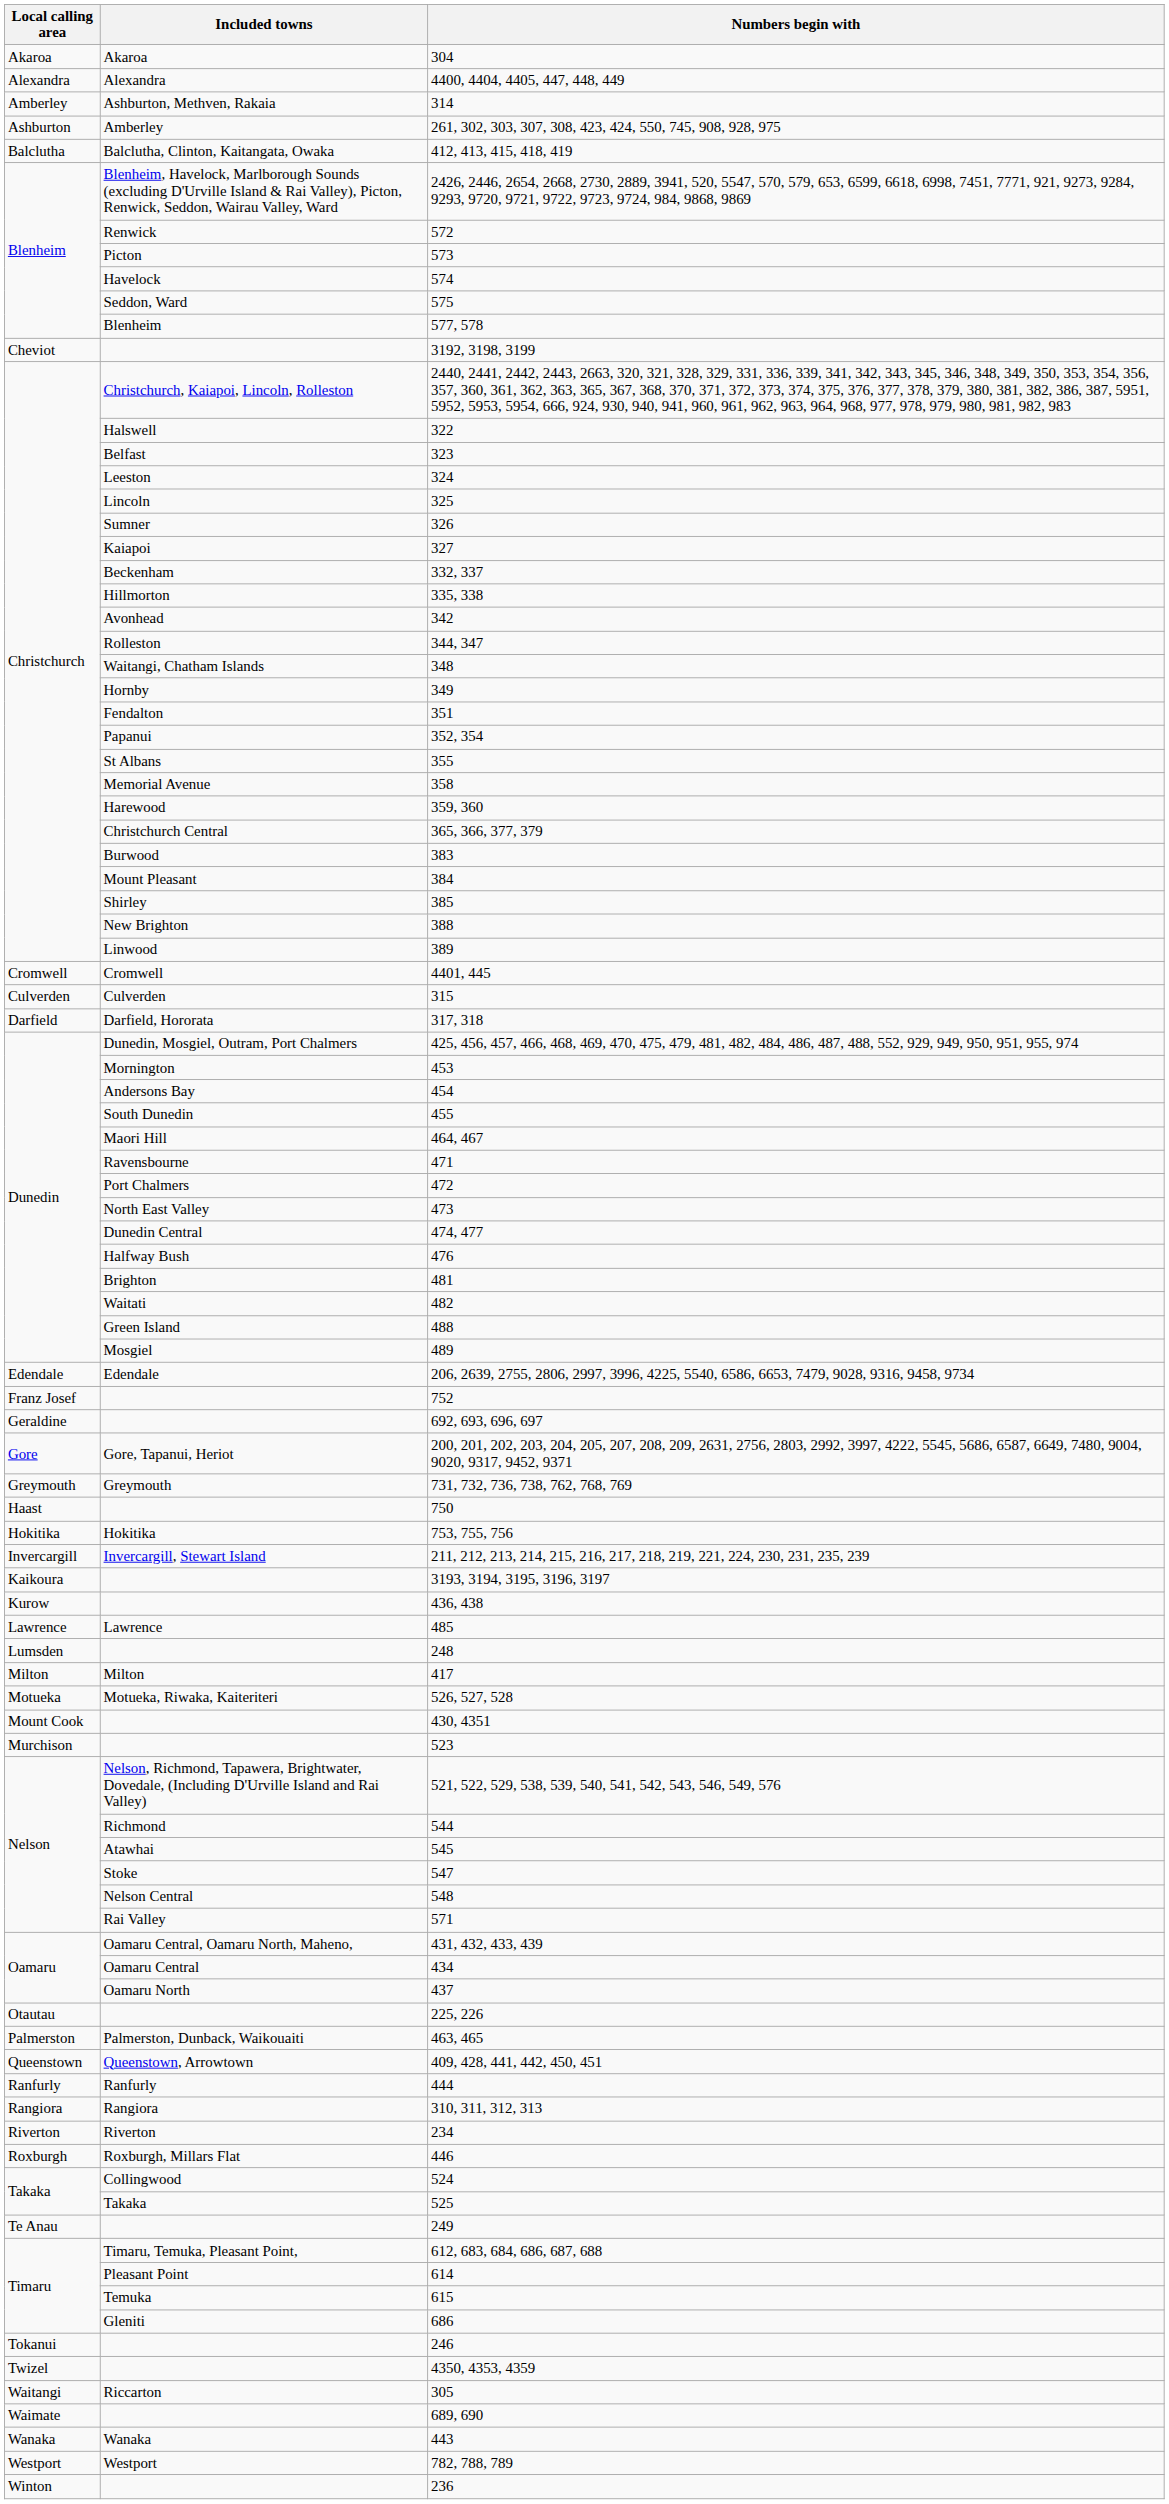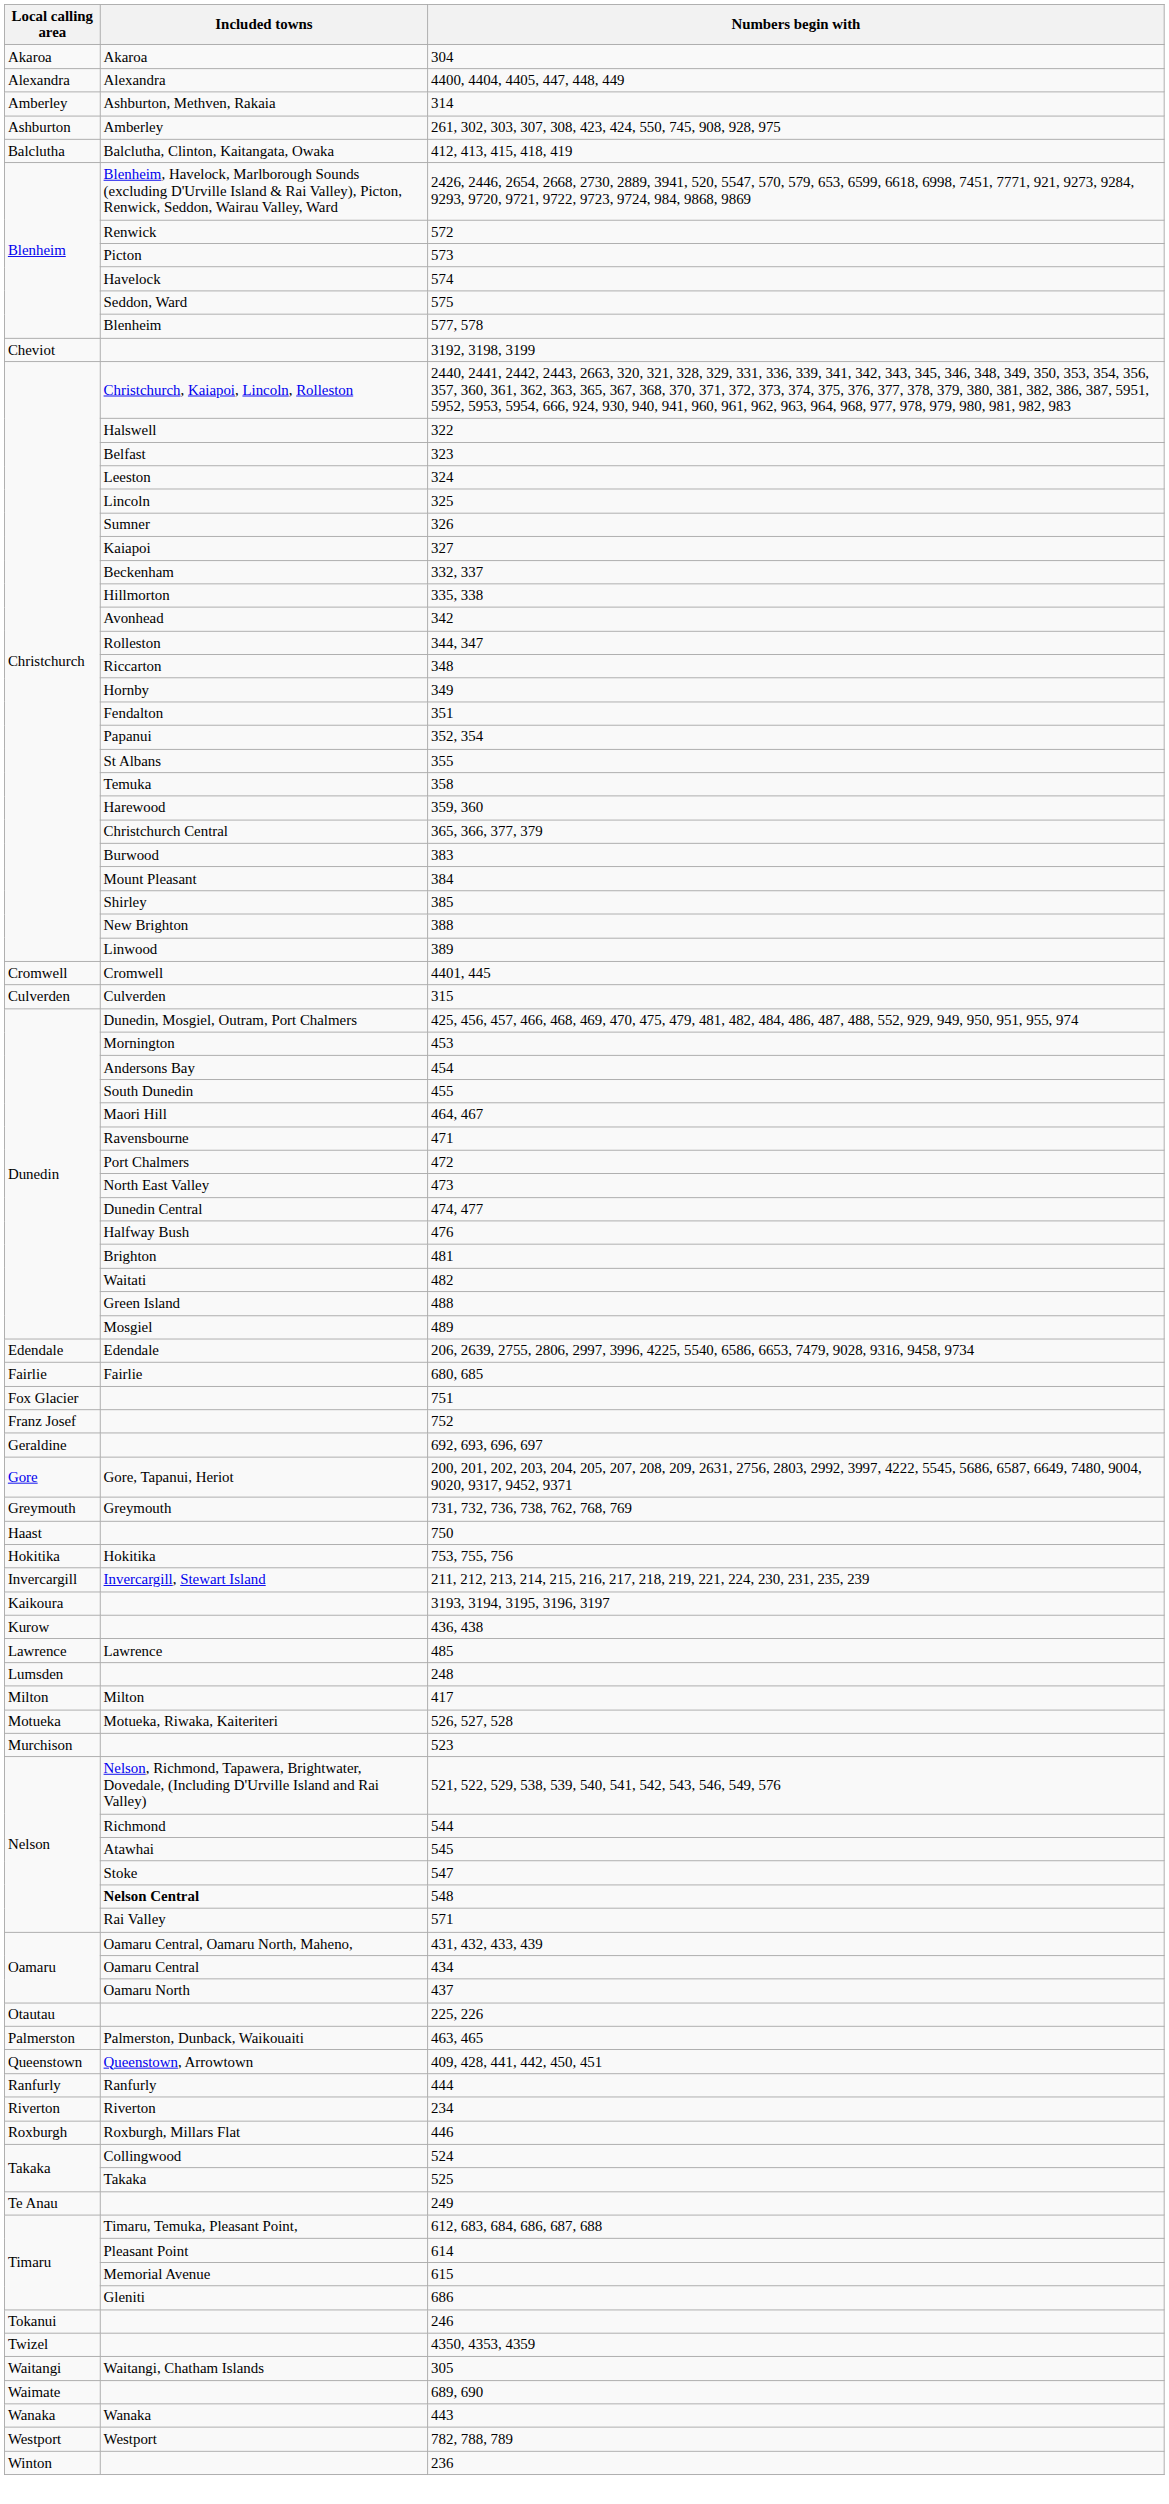(184, 666) Waitangi, Chatham Islands -> (133, 666) Riccarton
(157, 784) Memorial Avenue -> (127, 784) Temuka
- row: (457, 1020)
+ row: (457, 1374)
+ row: (442, 1397)
- row: (461, 1721)
(148, 1896) normal -> (151, 1896) bold
- row: (487, 2108)
(127, 2297) Temuka -> (157, 2274) Memorial Avenue
(133, 2392) Riccarton -> (184, 2368) Waitangi, Chatham Islands
